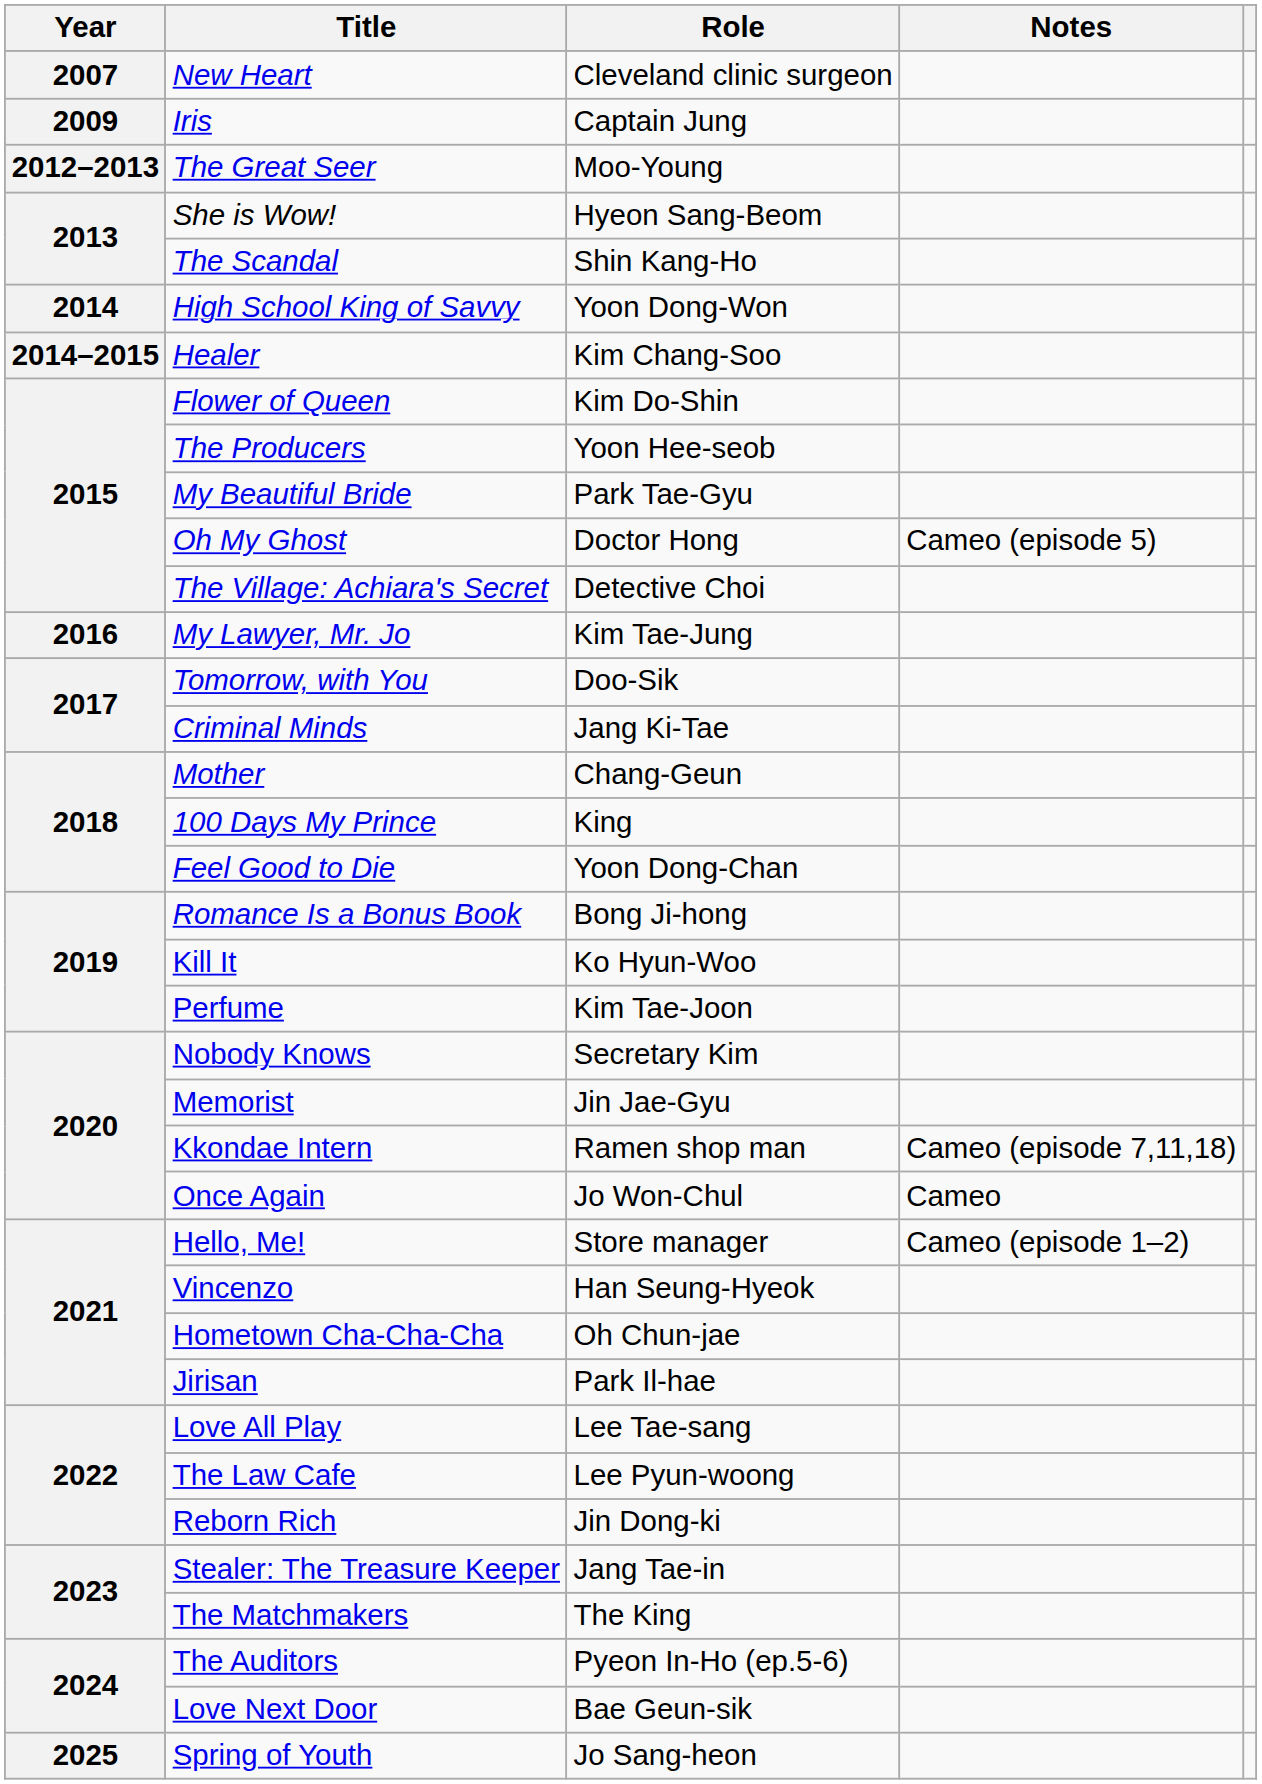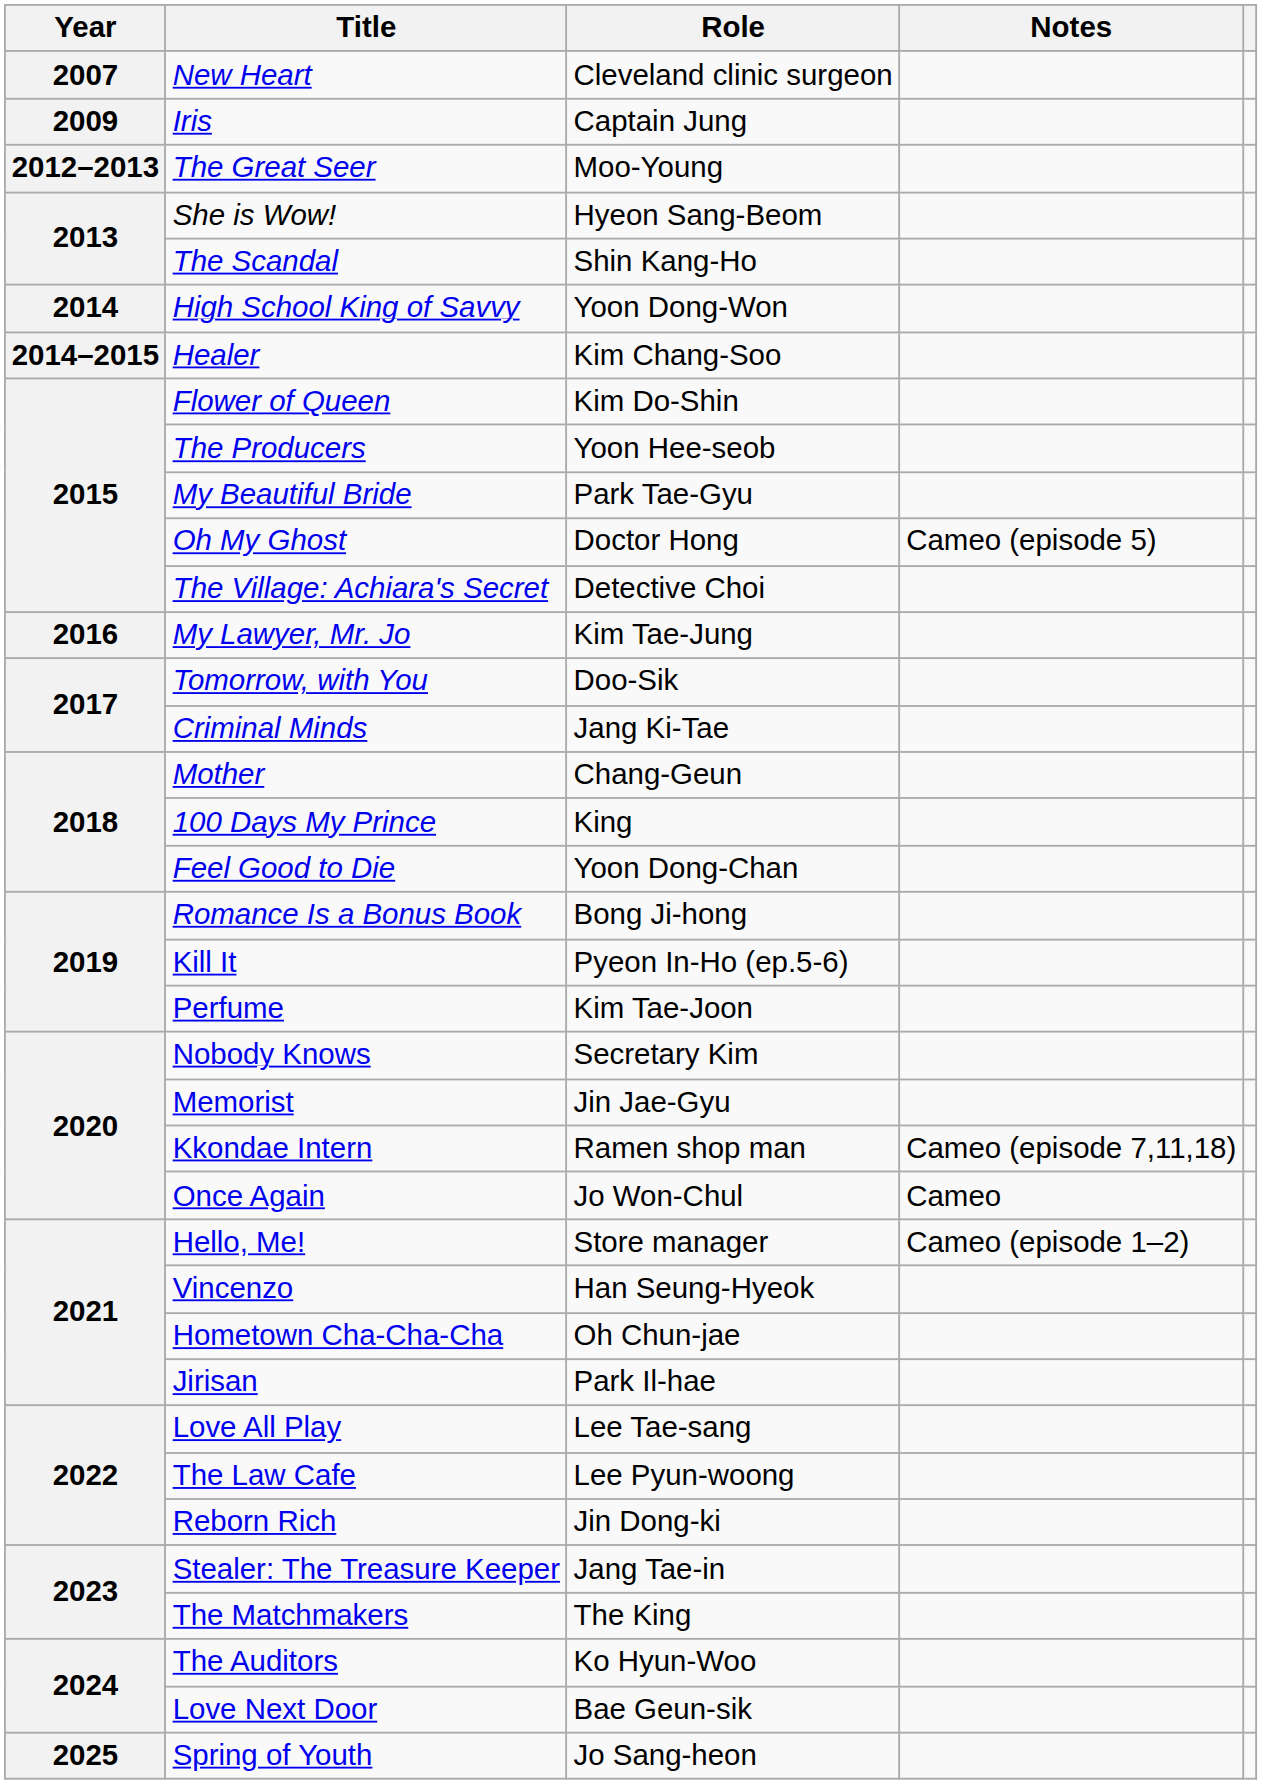(665, 961) Ko Hyun-Woo -> (711, 961) Pyeon In-Ho (ep.5-6)
(711, 1661) Pyeon In-Ho (ep.5-6) -> (665, 1661) Ko Hyun-Woo
